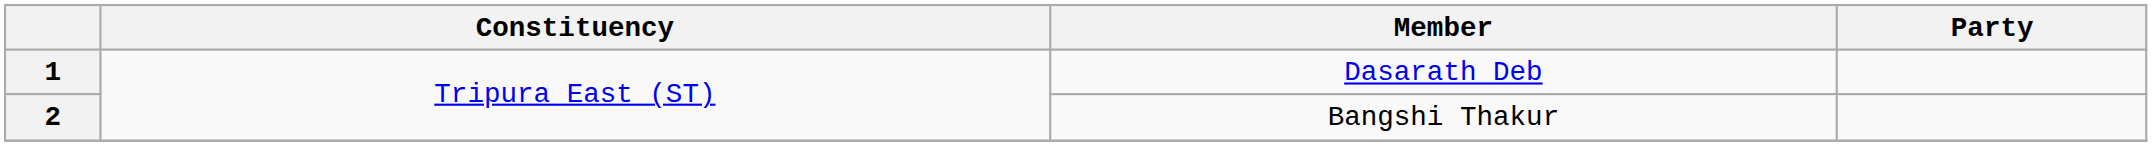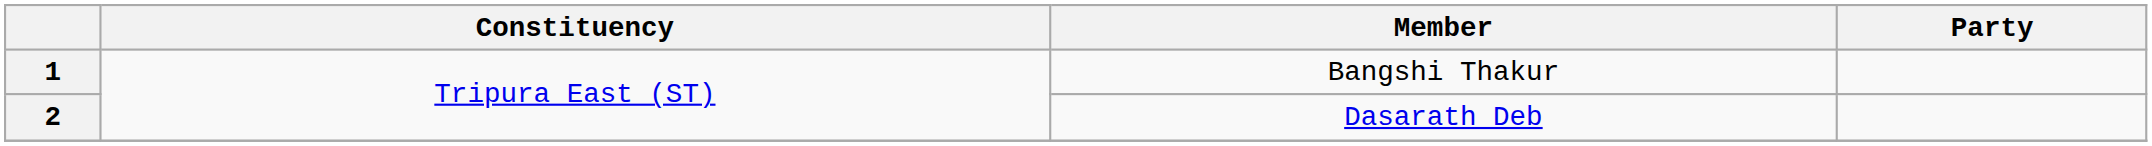(1443, 72) Dasarath Deb -> (1443, 72) Bangshi Thakur
(1443, 117) Bangshi Thakur -> (1443, 117) Dasarath Deb
